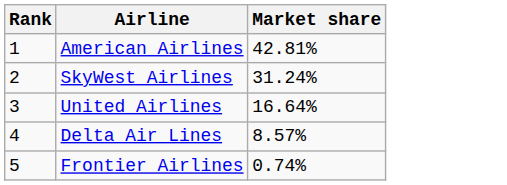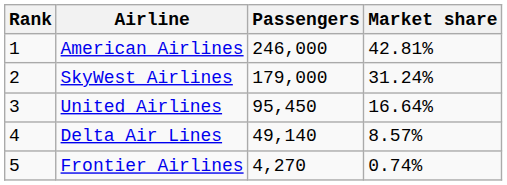+ column: (306, 19)
